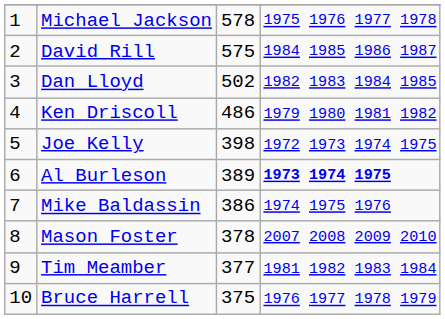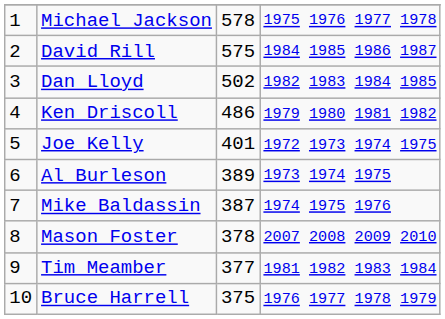(238, 144) 398 -> (238, 144) 401
(327, 175) bold -> (327, 175) normal
(238, 206) 386 -> (238, 206) 387
